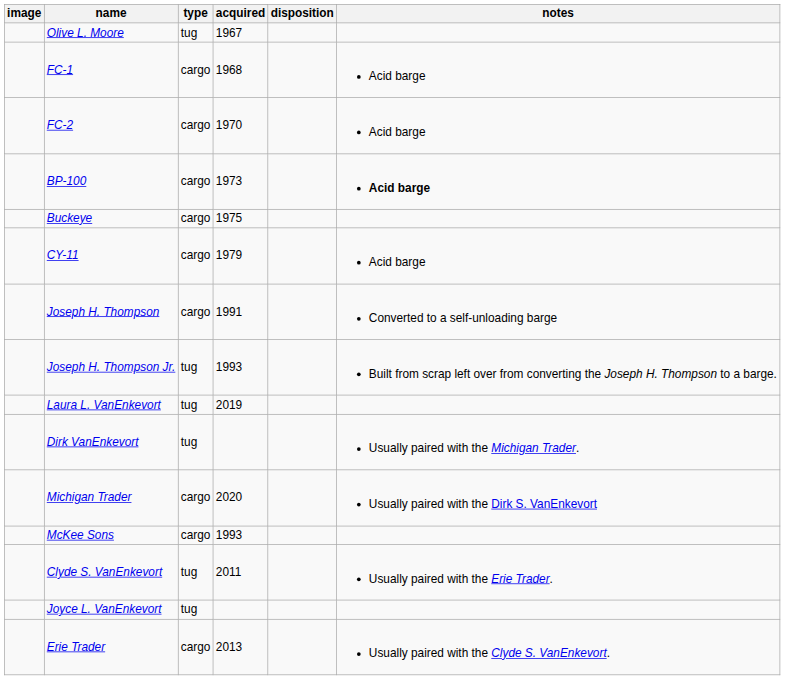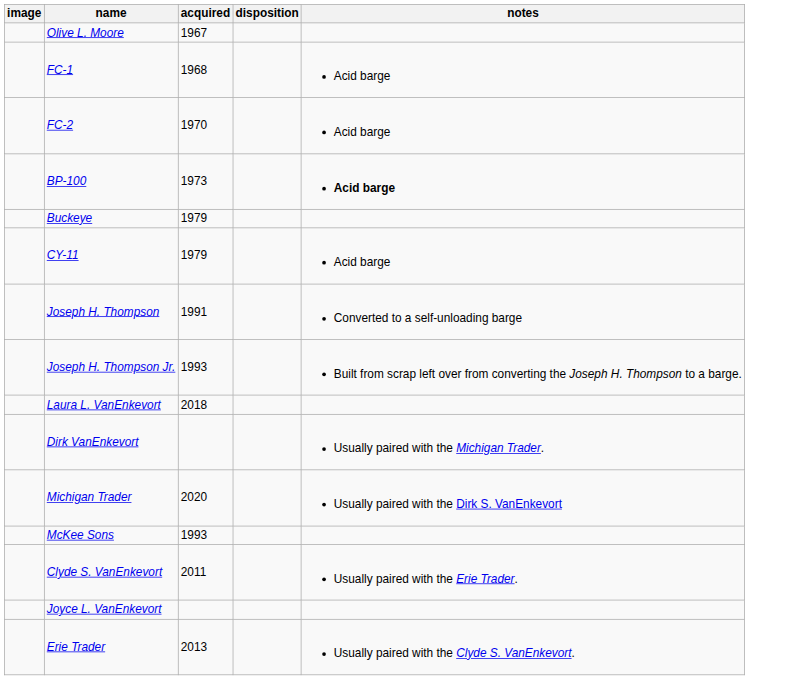- column: (196, 13)
(229, 218) 1975 -> (194, 218) 1979
(229, 404) 2019 -> (194, 404) 2018
